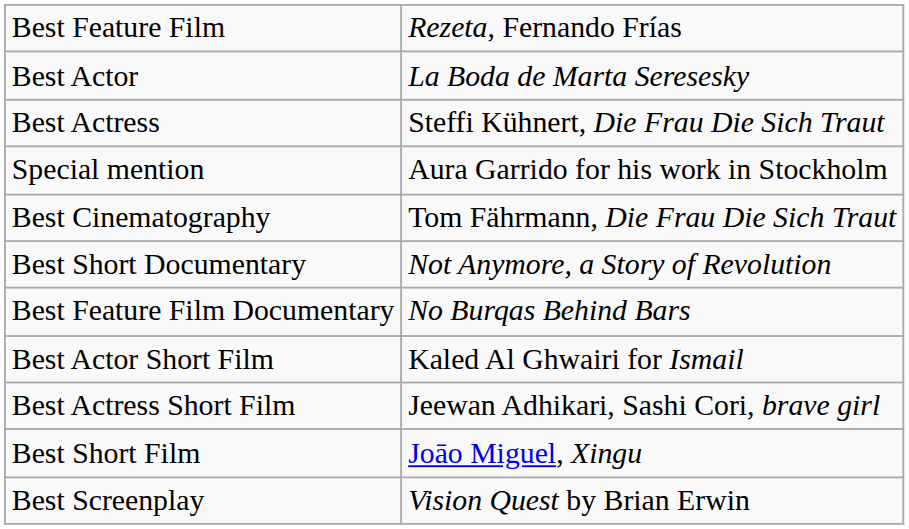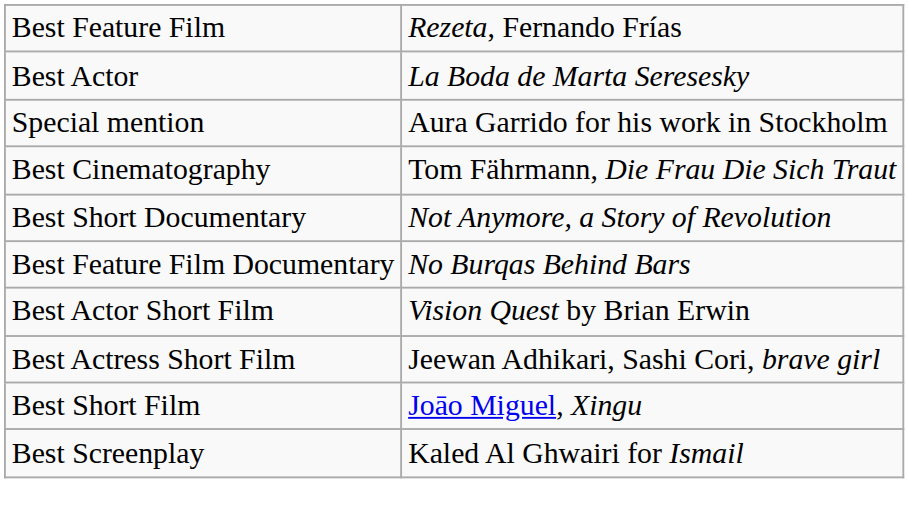- row: (86, 122)
(576, 358) Kaled Al Ghwairi for Ismail -> (579, 311) Vision Quest by Brian Erwin
(579, 500) Vision Quest by Brian Erwin -> (576, 452) Kaled Al Ghwairi for Ismail
